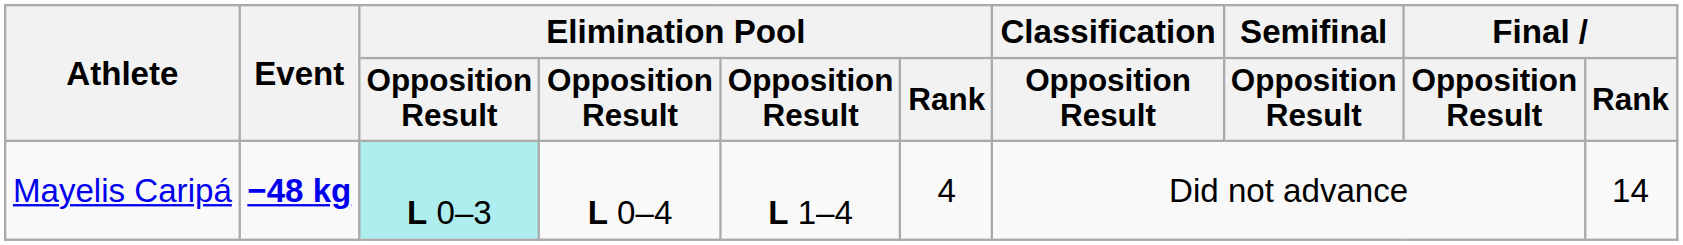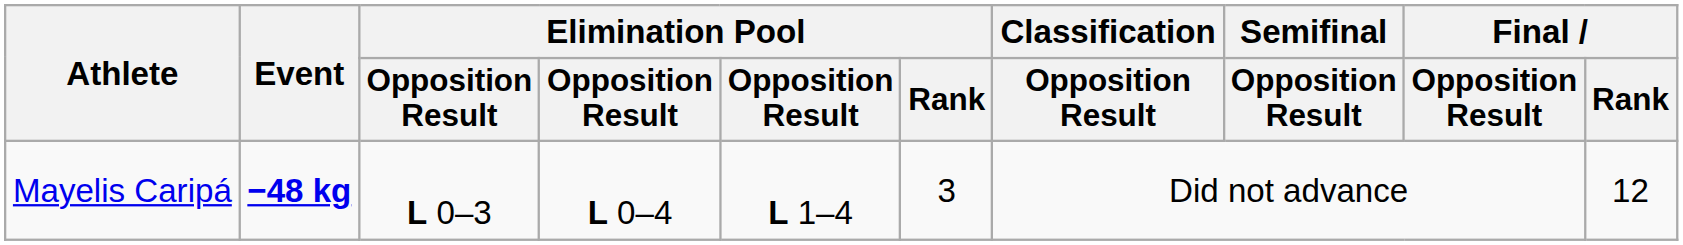(449, 213) paleturquoise background -> (449, 213) no background
(947, 191) 4 -> (947, 191) 3
(1630, 191) 14 -> (1630, 191) 12
